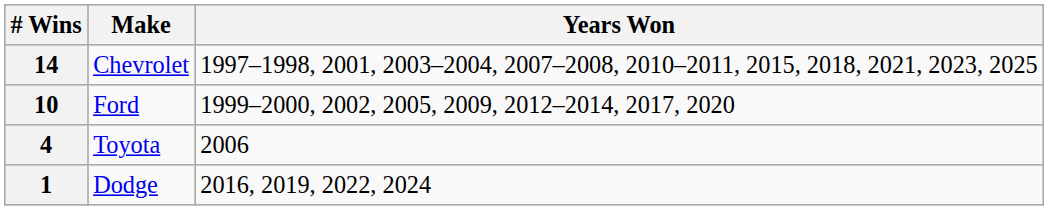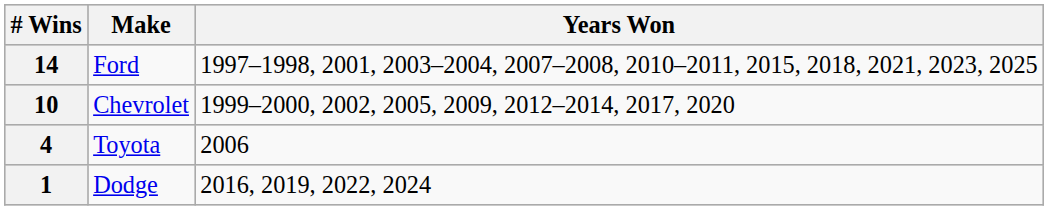(141, 64) Chevrolet -> (116, 64) Ford
(116, 104) Ford -> (141, 104) Chevrolet
